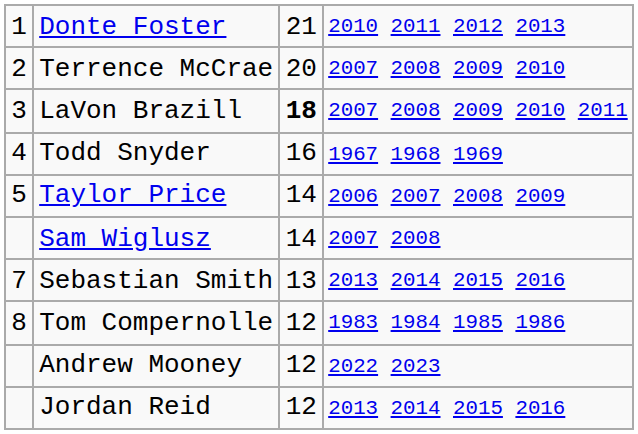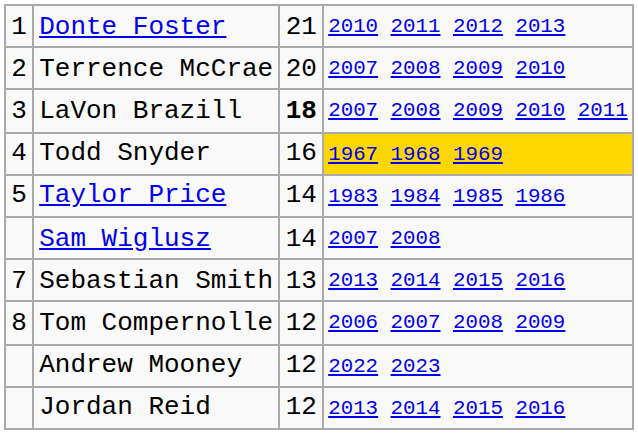(416, 153) no background -> (416, 153) gold background
(447, 196) 2006 2007 2008 2009 -> (447, 196) 1983 1984 1985 1986
(447, 323) 1983 1984 1985 1986 -> (447, 323) 2006 2007 2008 2009
